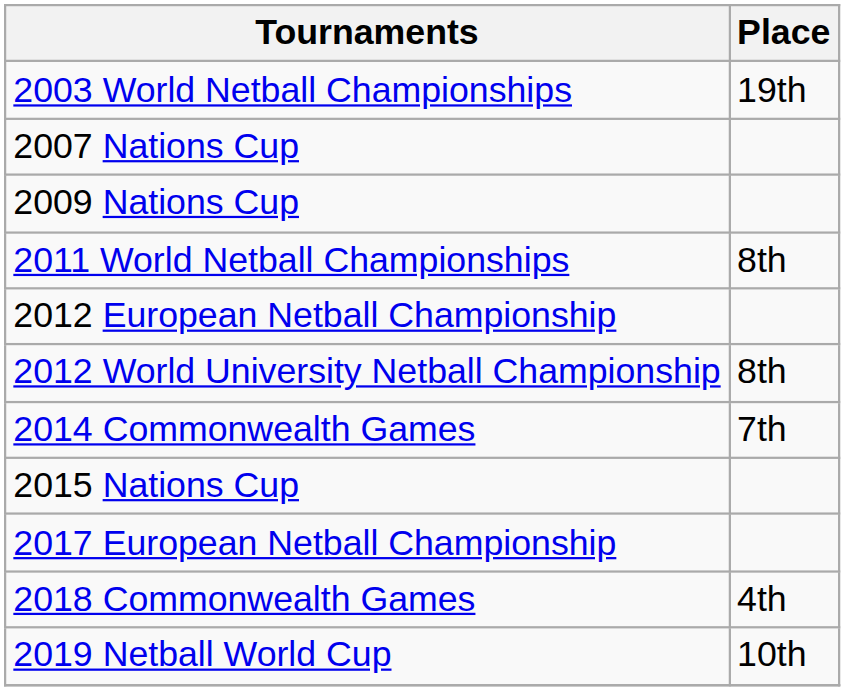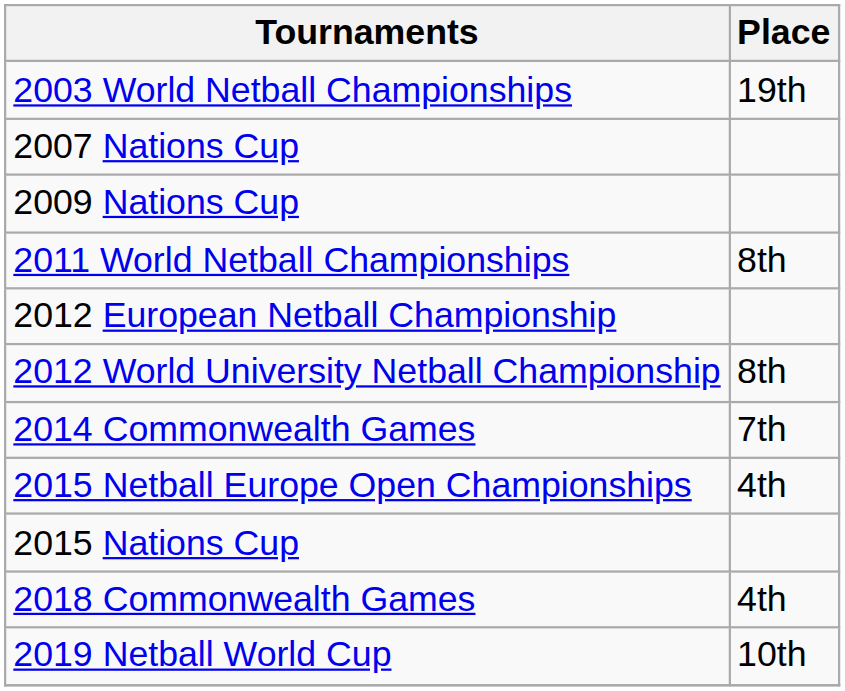+ row: (353, 485)
- row: (315, 542)
